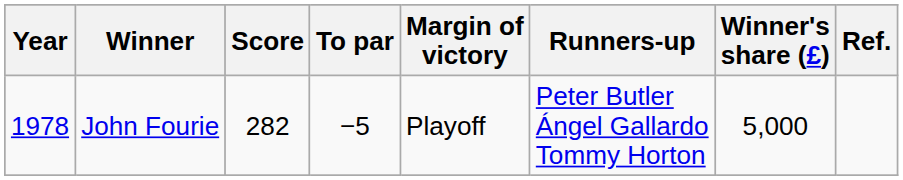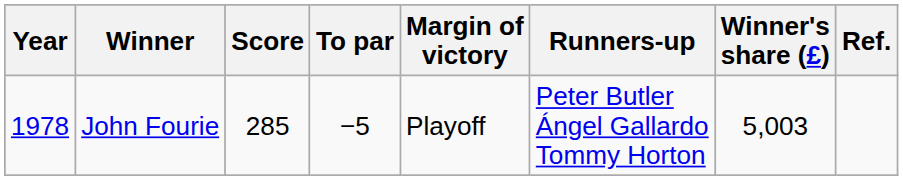(268, 126) 282 -> (268, 126) 285
(775, 126) 5,000 -> (775, 126) 5,003
